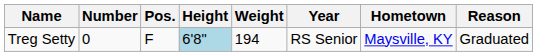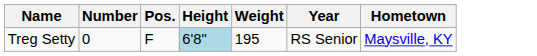- column: (494, 16)
(247, 39) 194 -> (247, 39) 195
